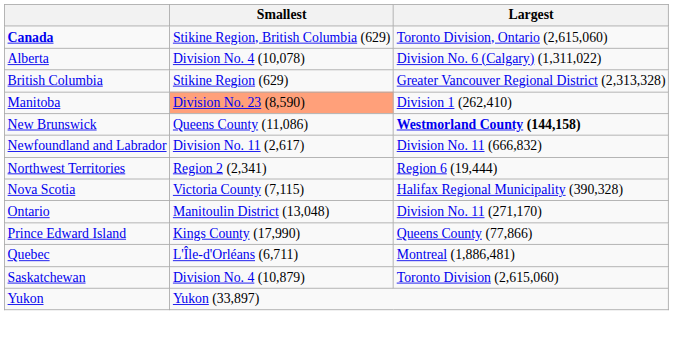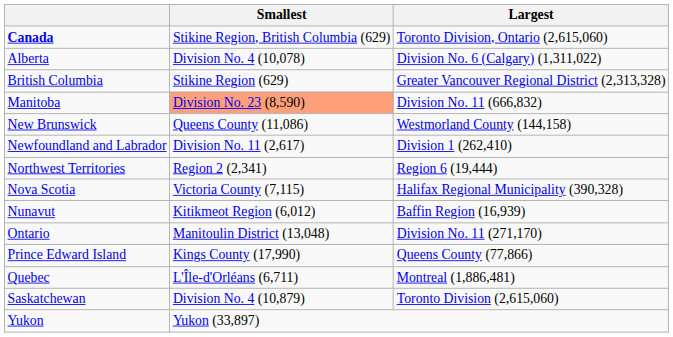(454, 102) Division 1 (262,410) -> (469, 102) Division No. 11 (666,832)
(489, 124) bold -> (484, 124) normal
(469, 146) Division No. 11 (666,832) -> (454, 146) Division 1 (262,410)
+ row: (31, 211)
